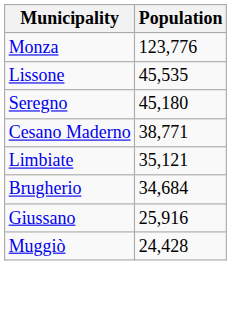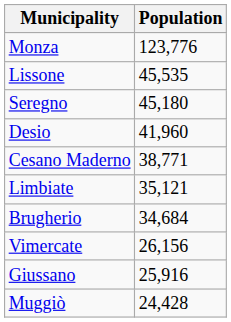+ row: (30, 132)
+ row: (45, 246)
